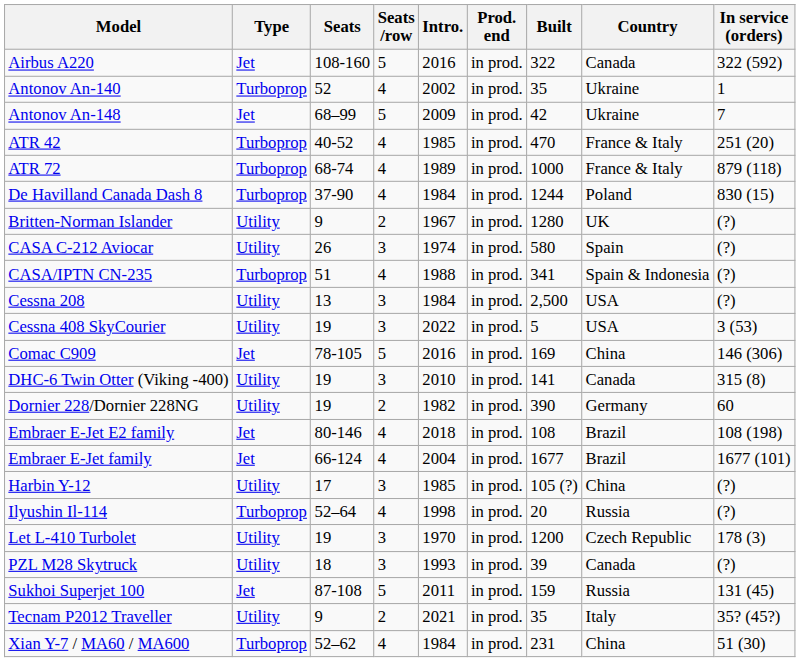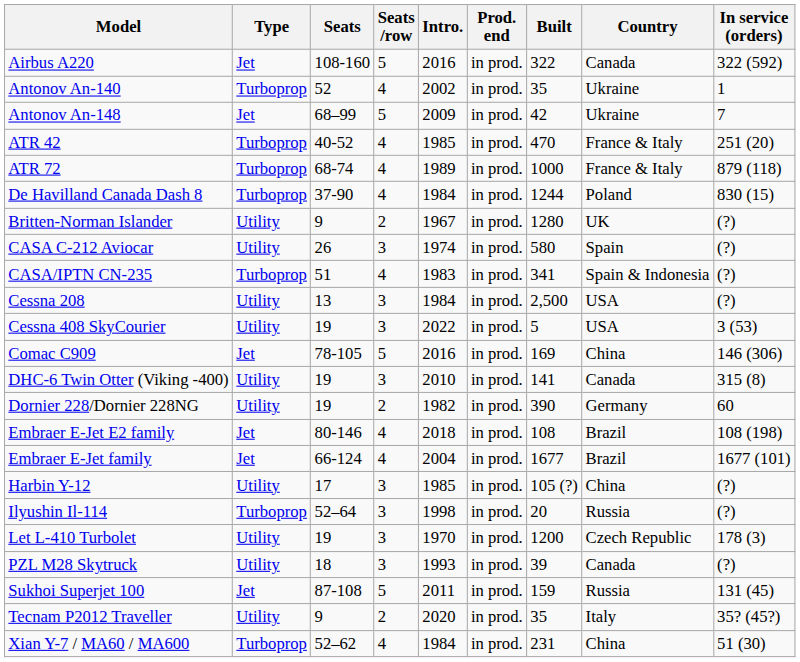(439, 273) 1988 -> (439, 273) 1983
(382, 511) 4 -> (382, 511) 3
(439, 616) 2021 -> (439, 616) 2020
